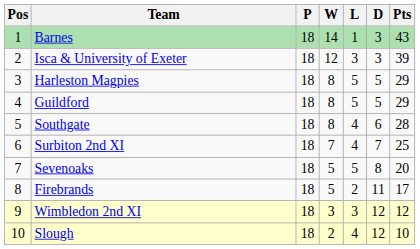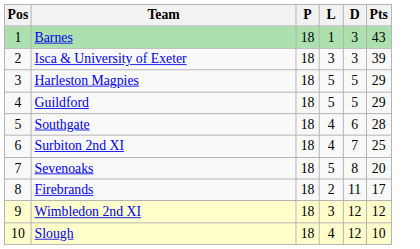- column: (331, 15)
